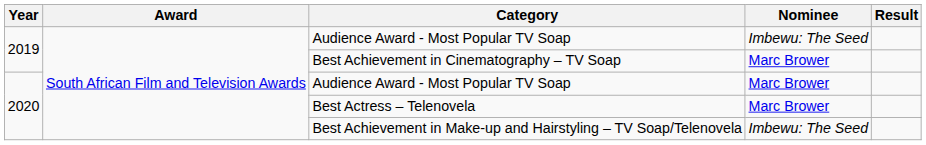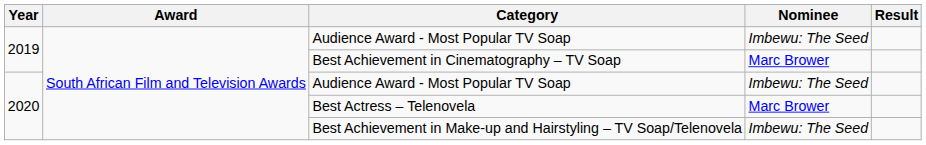(789, 83) Marc Brower -> (808, 83) Imbewu: The Seed
